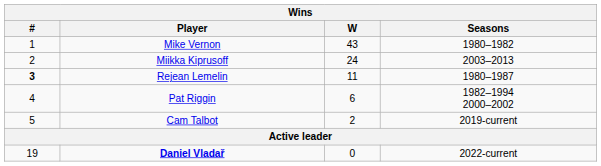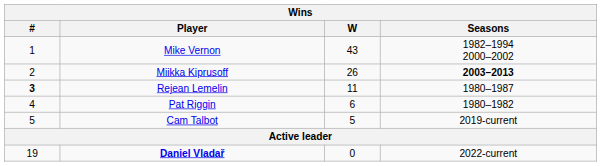(488, 45) 1980–1982 -> (488, 51) 1982–1994 2000–2002
(352, 61) 24 -> (352, 72) 26
(488, 61) normal -> (488, 72) bold
(488, 99) 1982–1994 2000–2002 -> (488, 105) 1980–1982
(352, 121) 2 -> (352, 121) 5
